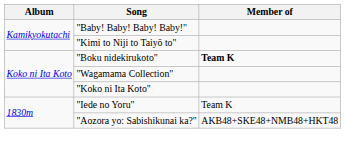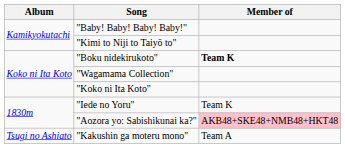(270, 120) no background -> (270, 120) pink background
+ row: (132, 136)
